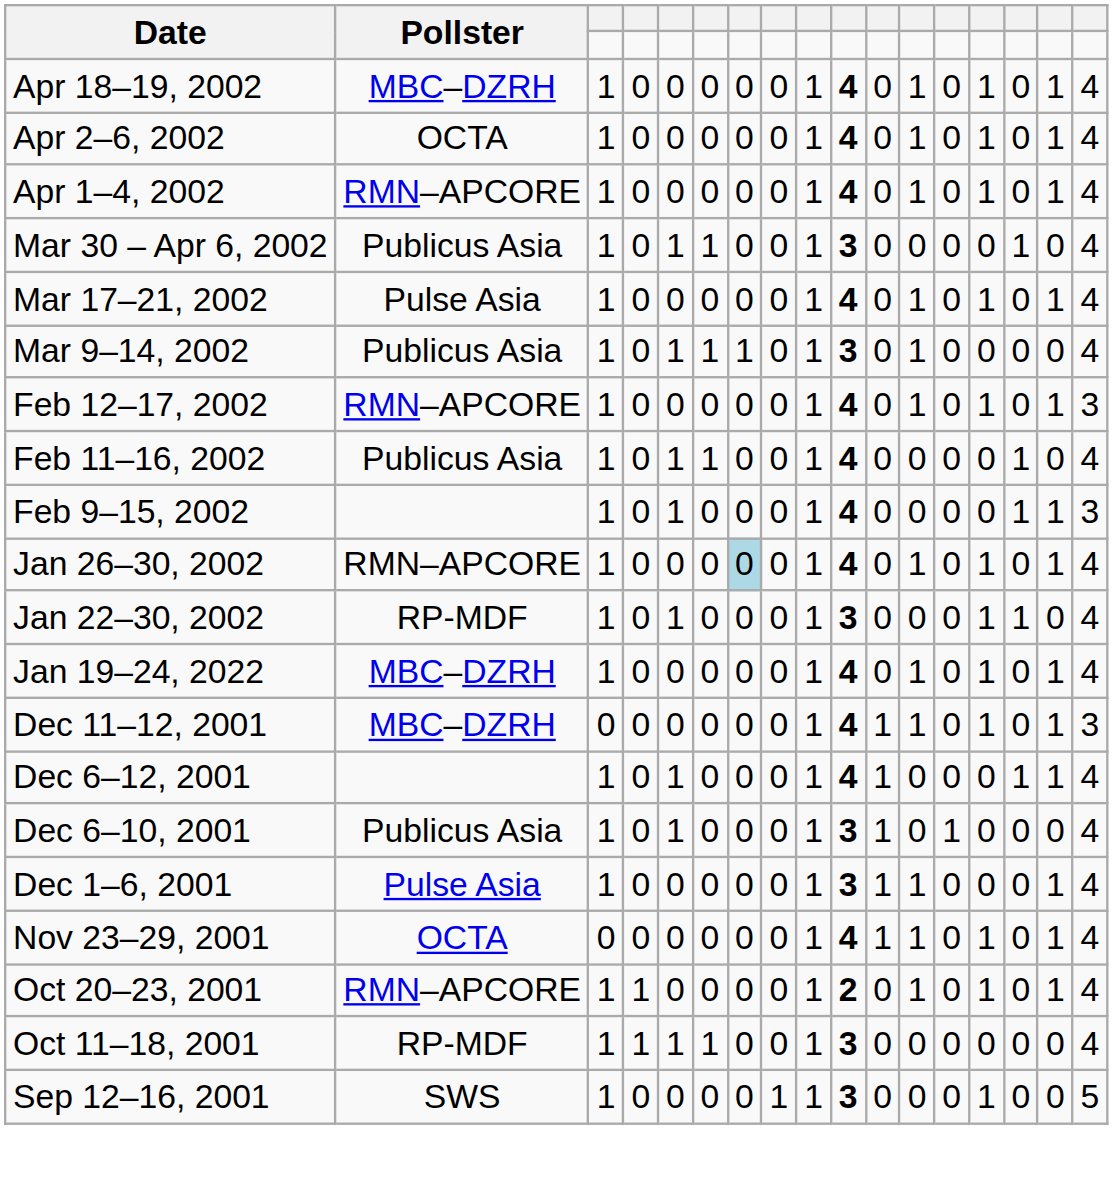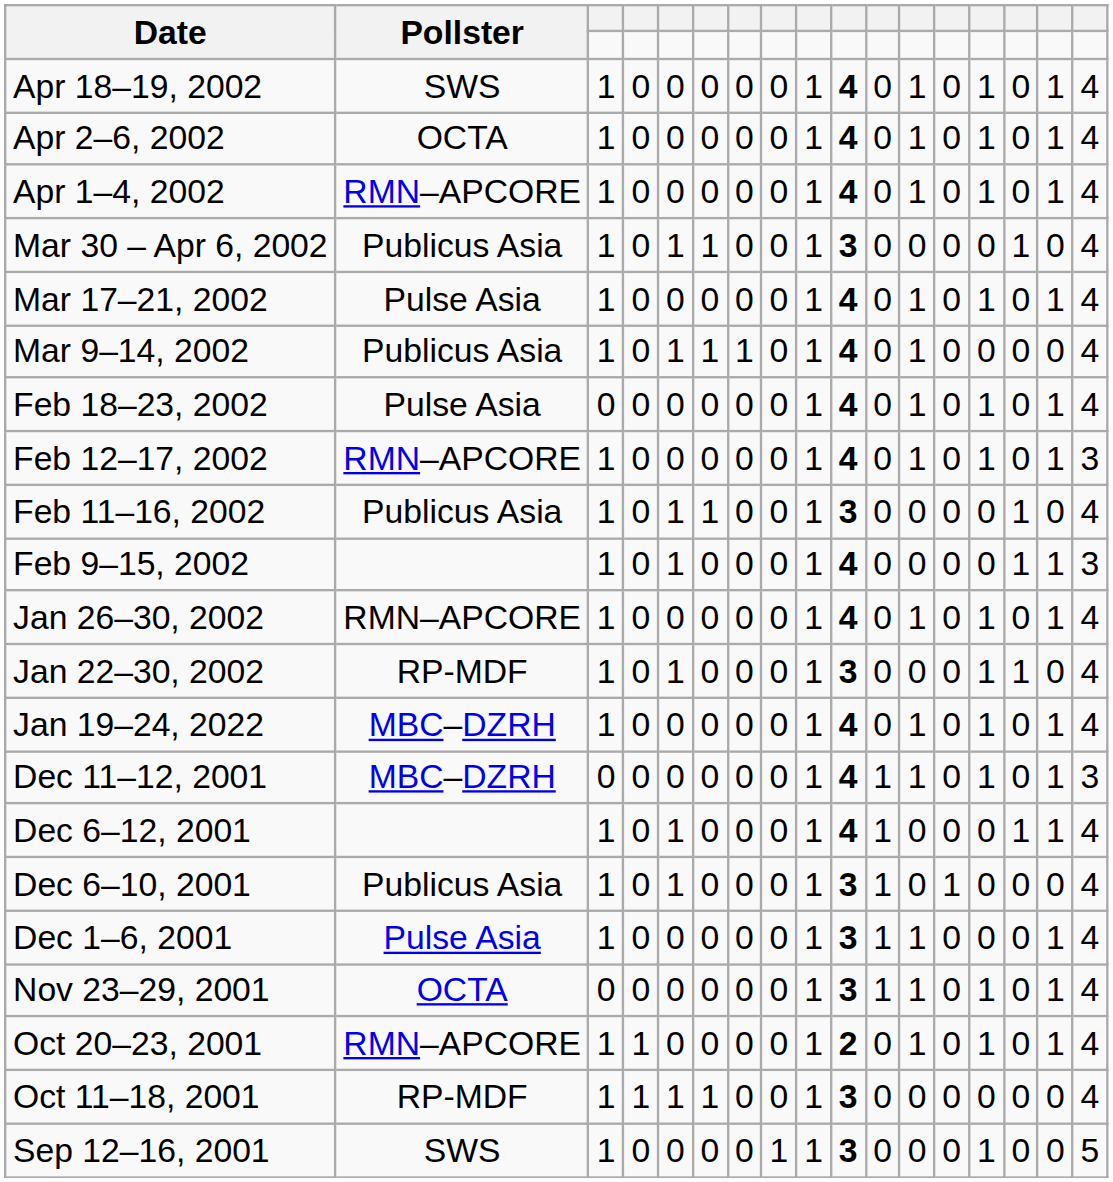(462, 85) MBC–DZRH -> (462, 85) SWS
(848, 352) 3 -> (848, 352) 4
+ row: (140, 405)
(848, 458) 4 -> (848, 511) 3
(744, 565) lightblue background -> (744, 618) no background
(848, 937) 4 -> (848, 990) 3
